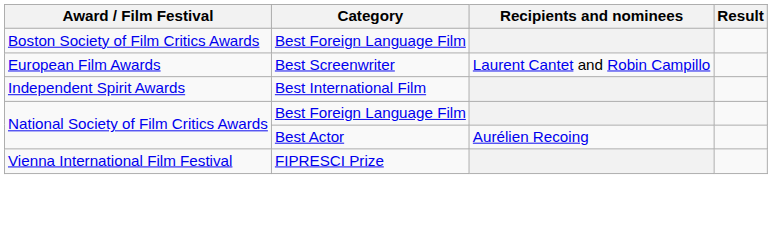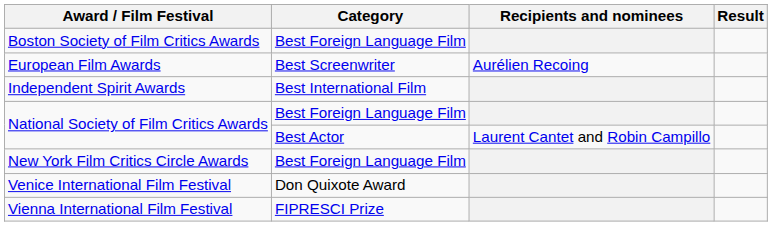(592, 64) Laurent Cantet and Robin Campillo -> (531, 64) Aurélien Recoing
(531, 137) Aurélien Recoing -> (592, 137) Laurent Cantet and Robin Campillo
+ row: (128, 161)
+ row: (119, 185)
